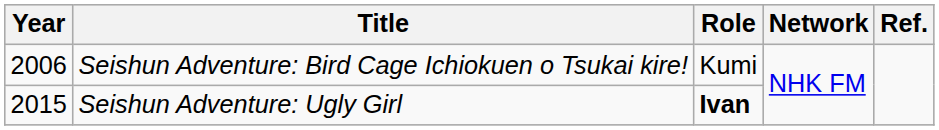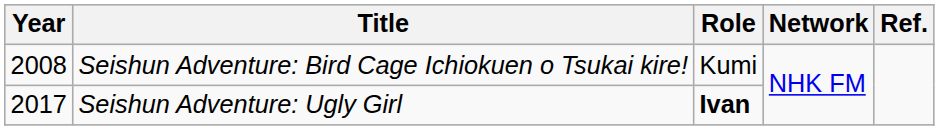(39, 64) 2006 -> (39, 64) 2008
(39, 104) 2015 -> (39, 104) 2017
